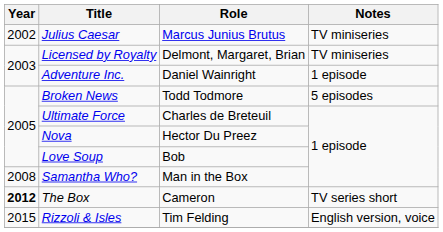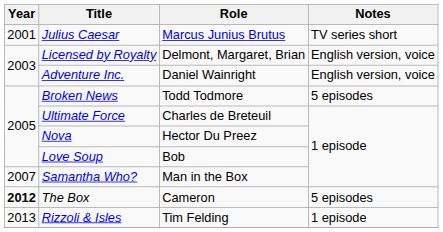(22, 34) 2002 -> (22, 34) 2001
(350, 34) TV miniseries -> (354, 34) TV series short
(350, 55) TV miniseries -> (373, 55) English version, voice
(339, 75) 1 episode -> (373, 75) English version, voice
(22, 177) 2008 -> (22, 177) 2007
(354, 197) TV series short -> (342, 197) 5 episodes
(22, 217) 2015 -> (22, 217) 2013
(373, 217) English version, voice -> (339, 217) 1 episode
